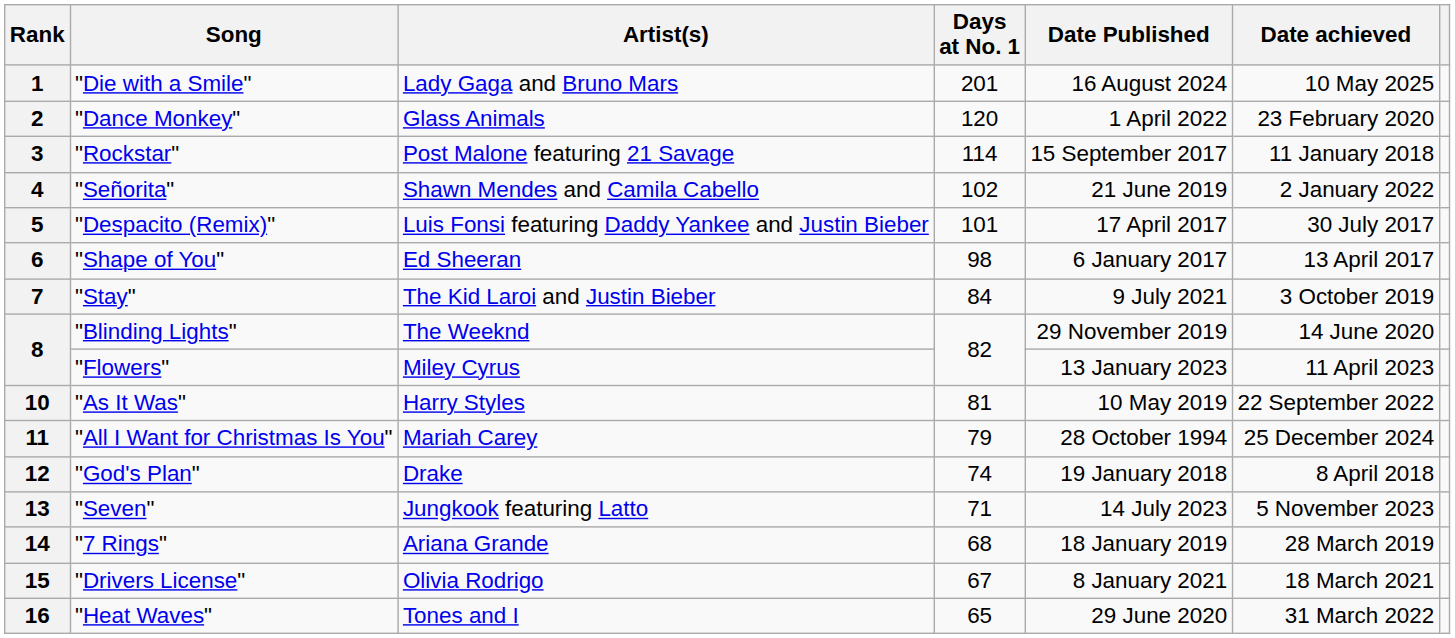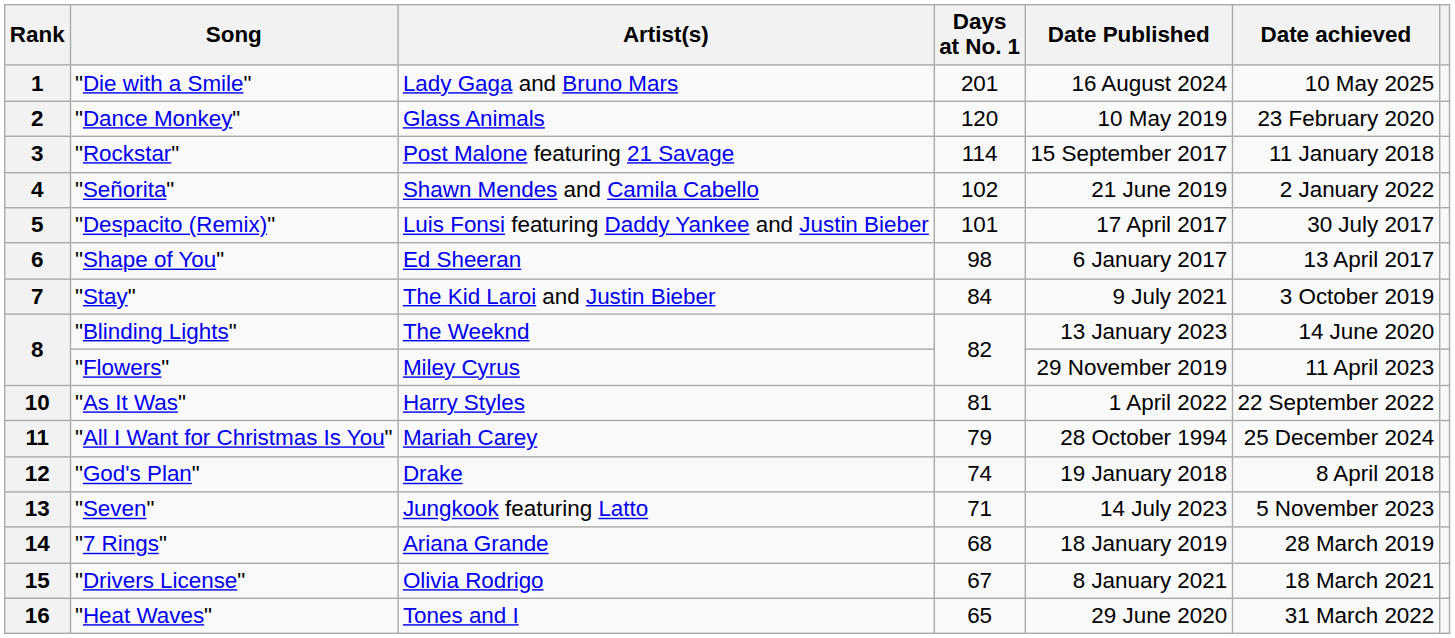(1168, 118) 1 April 2022 -> (1162, 118) 10 May 2019
(1132, 331) 29 November 2019 -> (1144, 331) 13 January 2023
(1144, 367) 13 January 2023 -> (1132, 367) 29 November 2019
(1162, 402) 10 May 2019 -> (1168, 402) 1 April 2022
